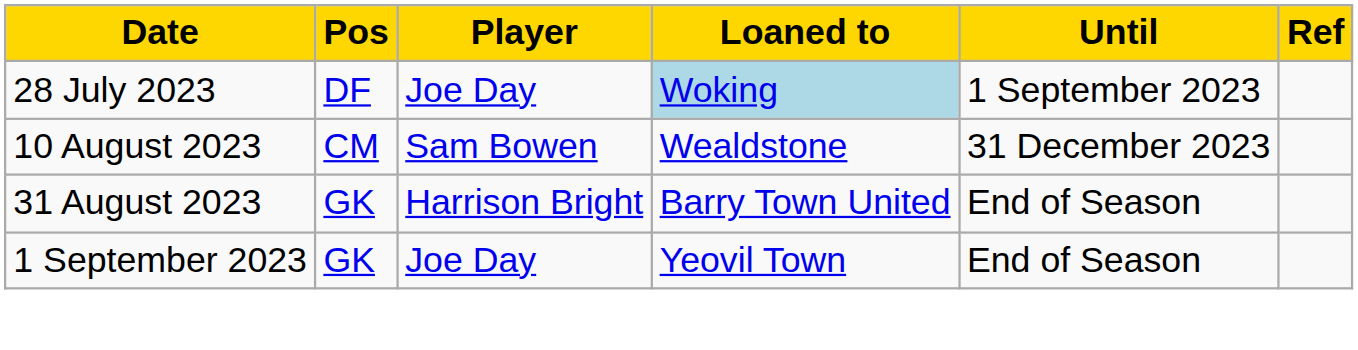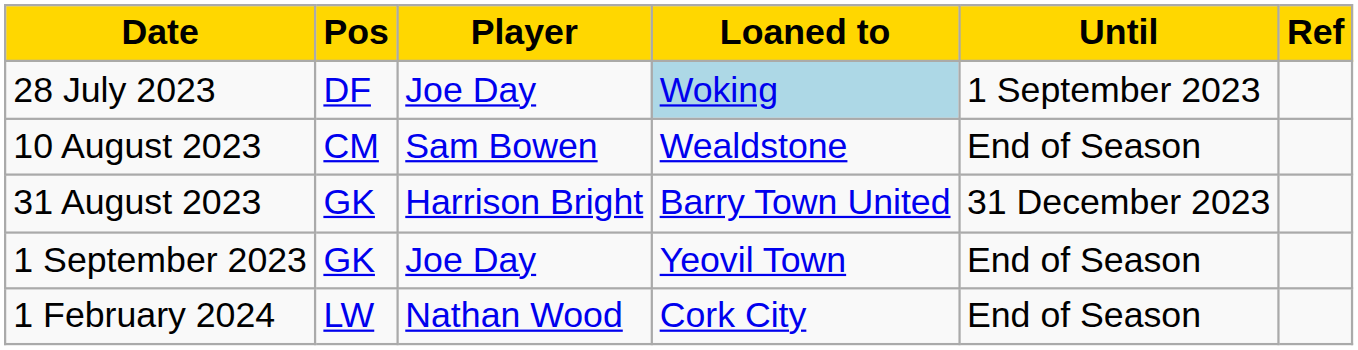(1119, 145) 31 December 2023 -> (1084, 145) End of Season
(1084, 202) End of Season -> (1119, 202) 31 December 2023
+ row: (144, 315)
